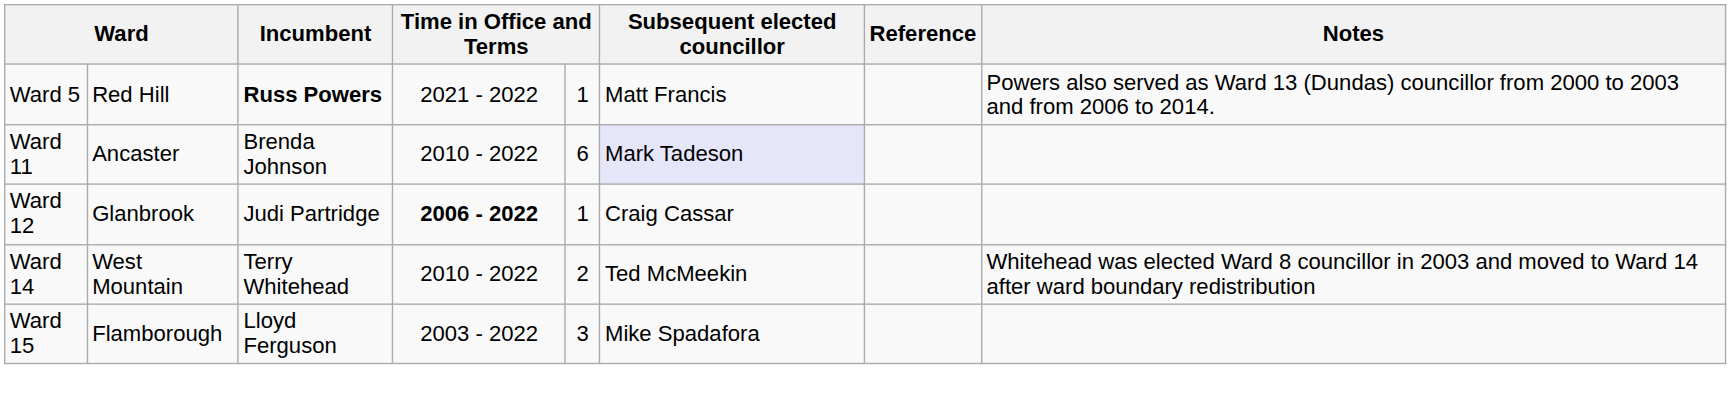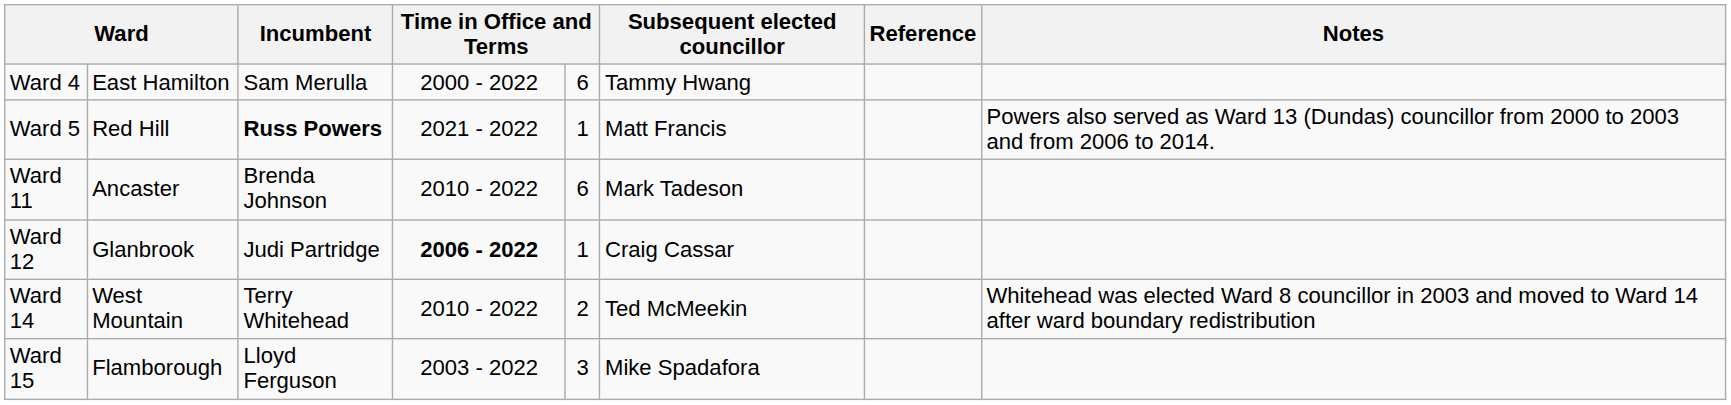+ row: (45, 81)
(674, 154) lavender background -> (674, 189) no background
